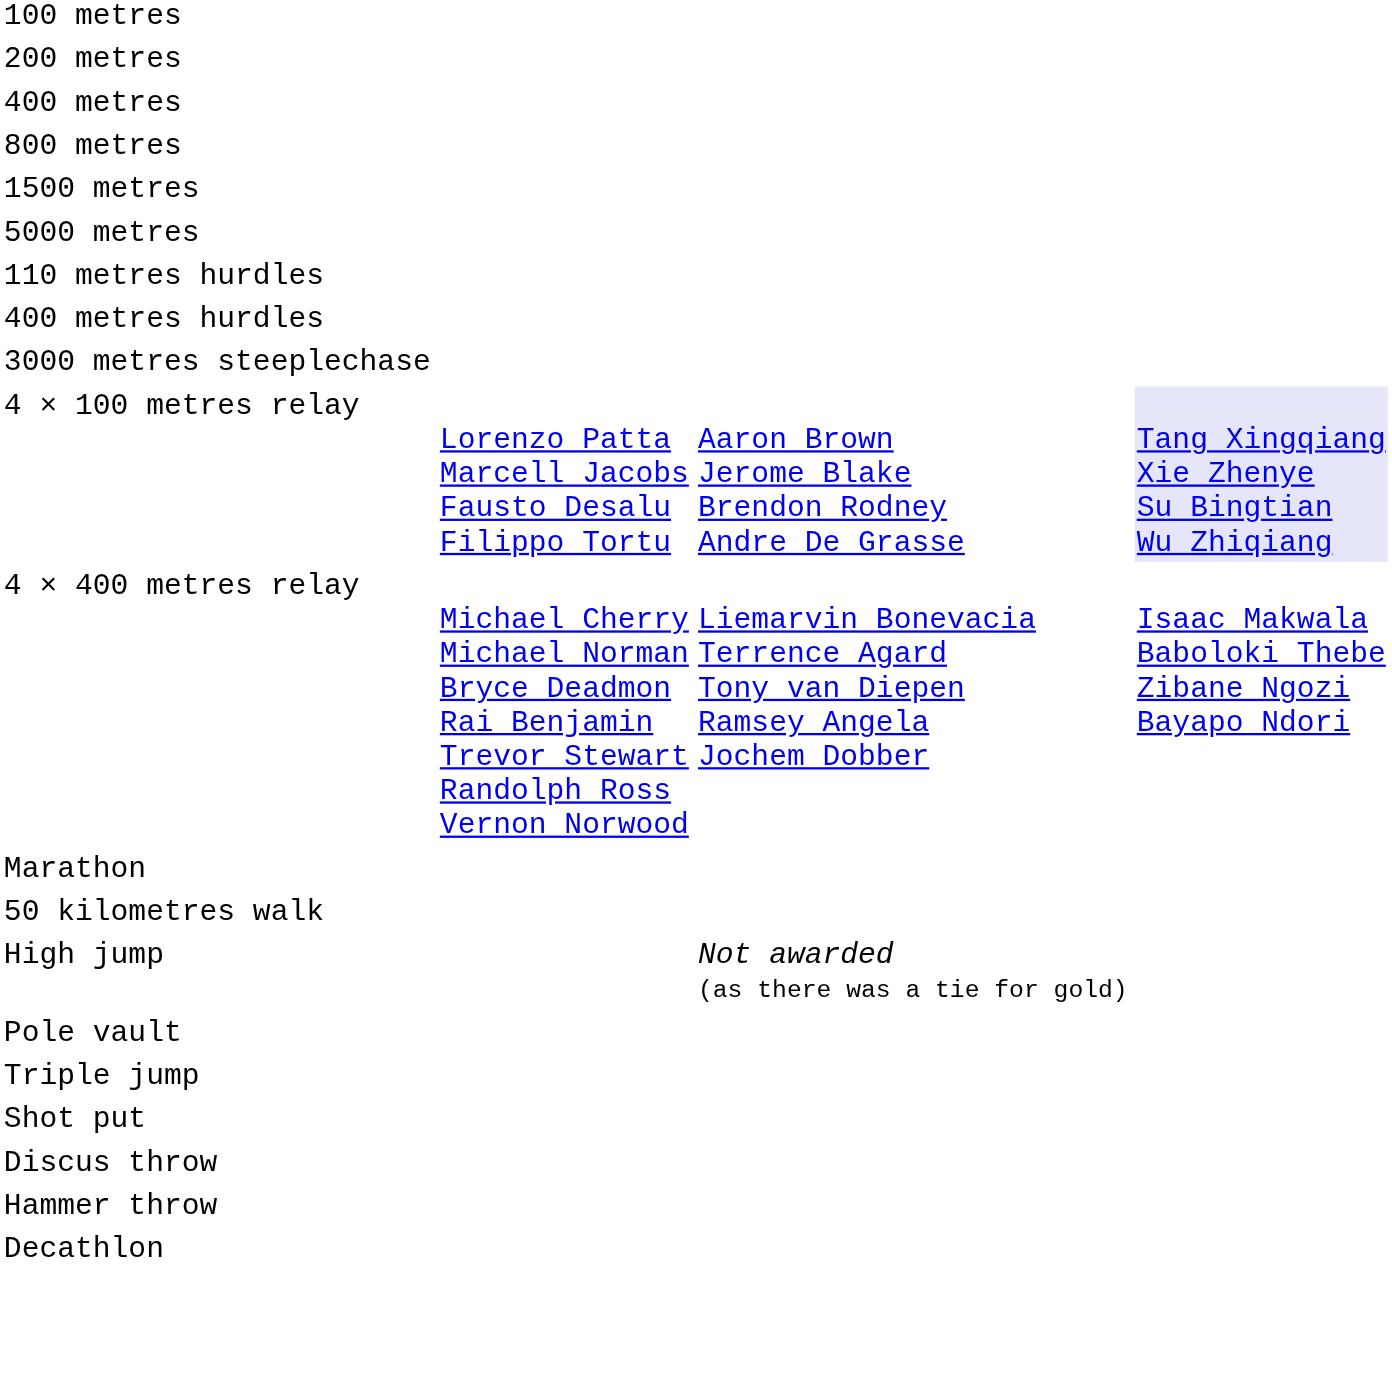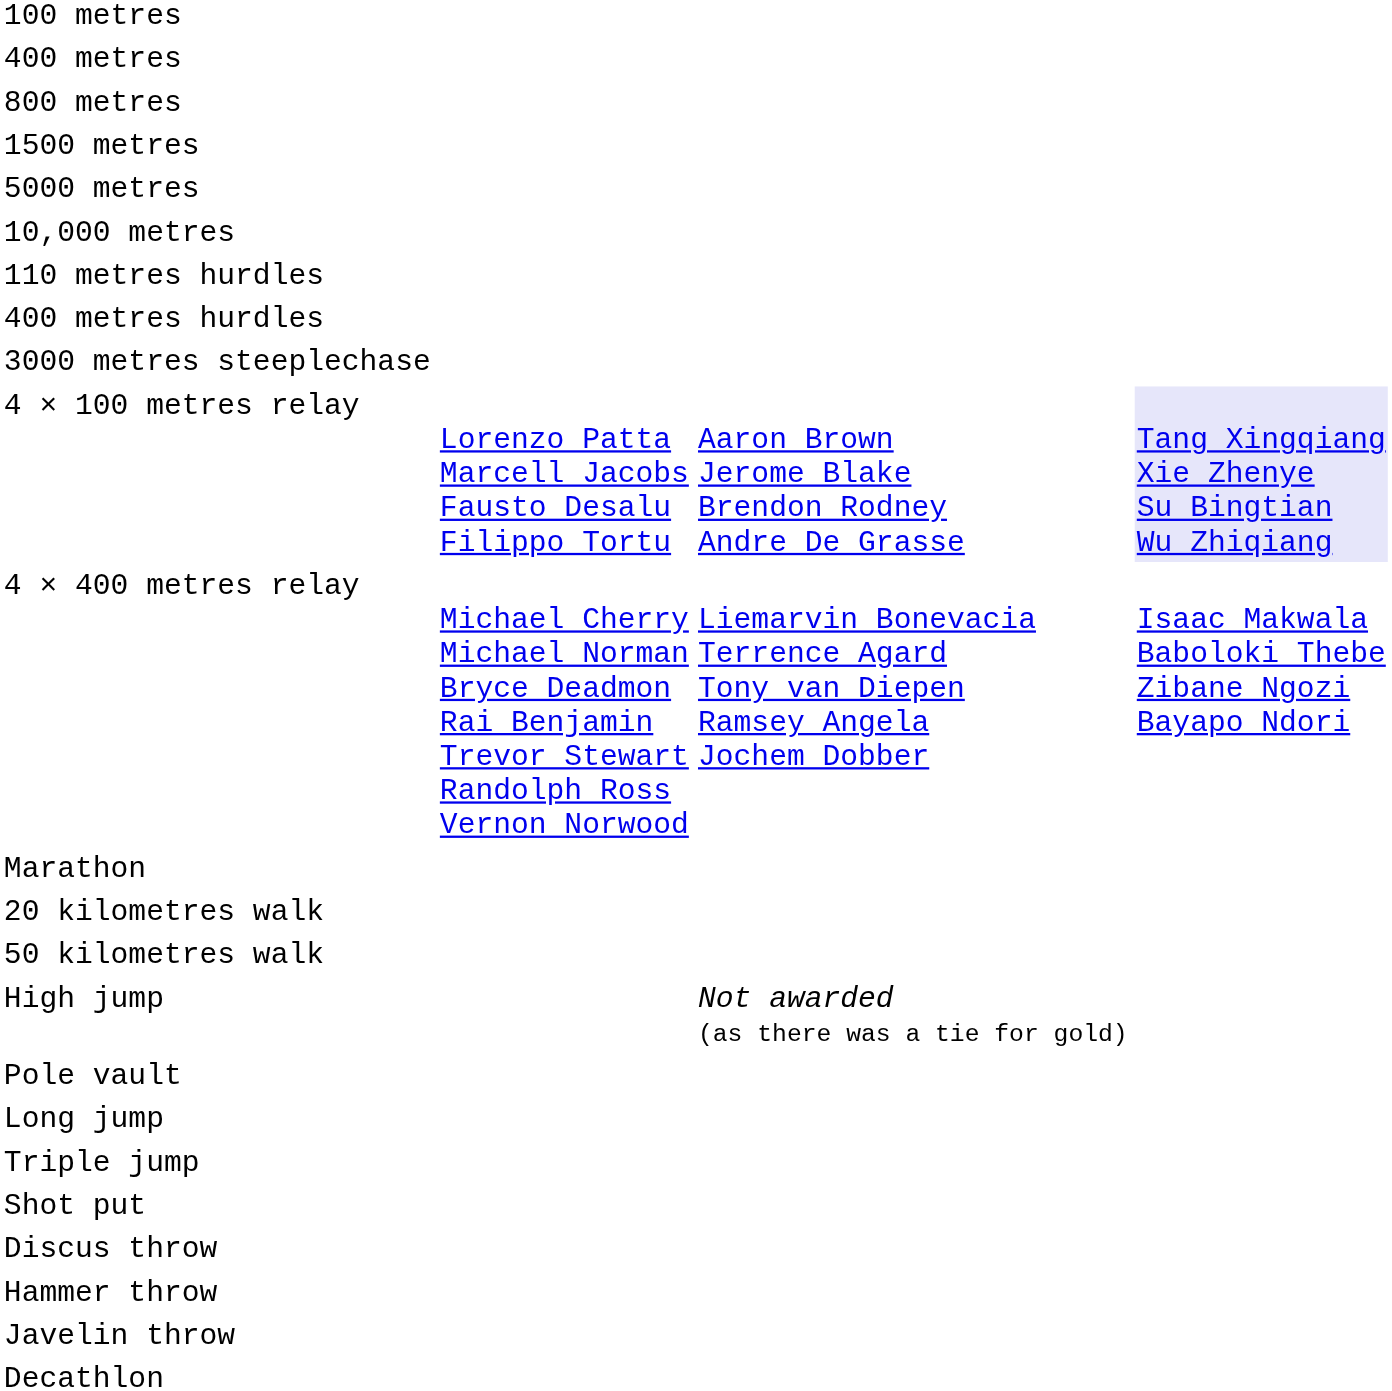- row: (93, 59)
+ row: (119, 233)
+ row: (164, 912)
+ row: (84, 1119)
+ row: (119, 1336)
